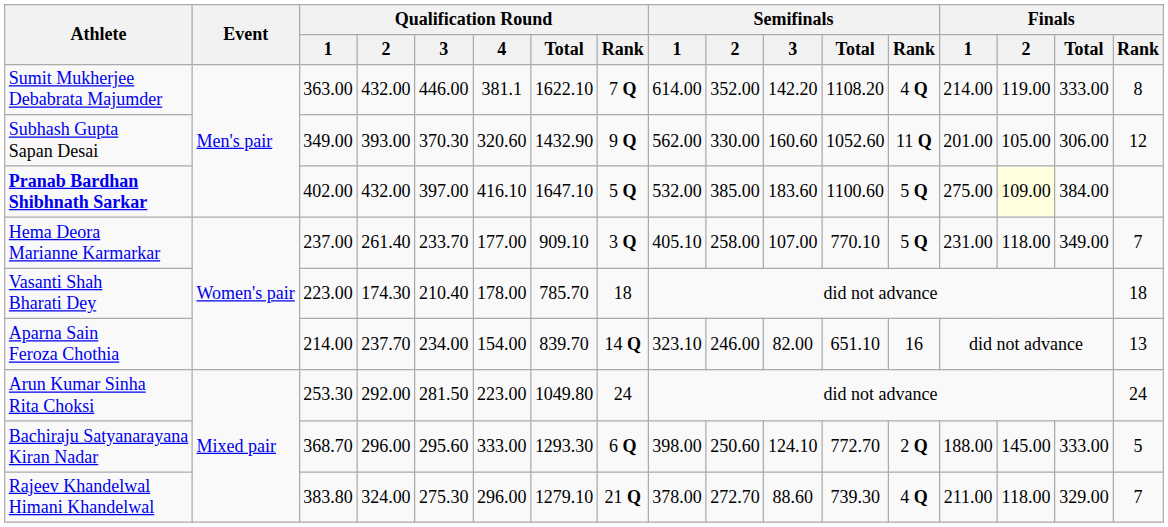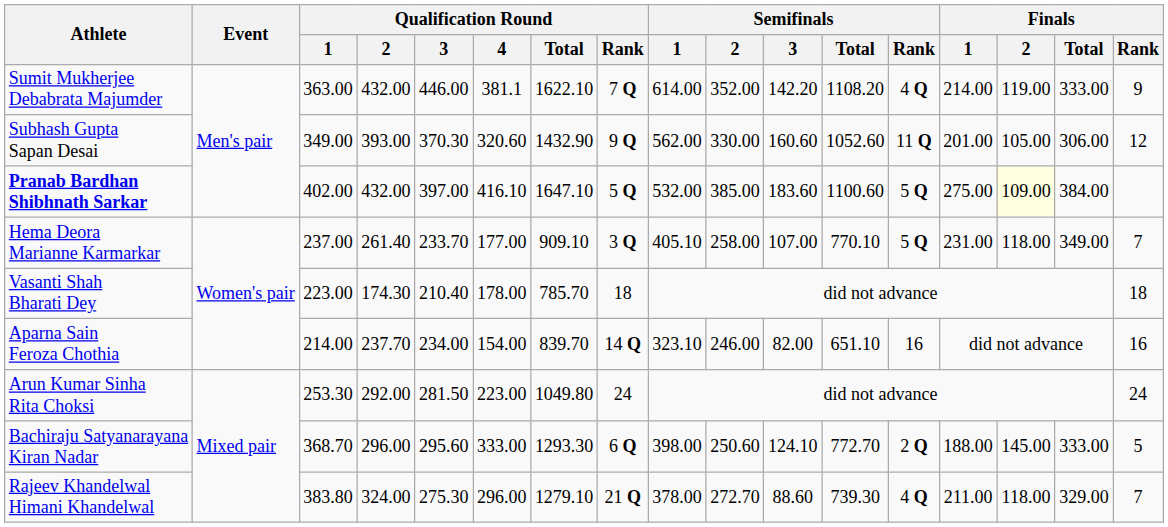(1138, 89) 8 -> (1138, 89) 9
(1138, 344) 13 -> (1138, 344) 16
